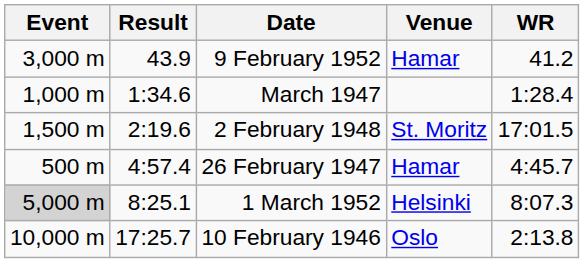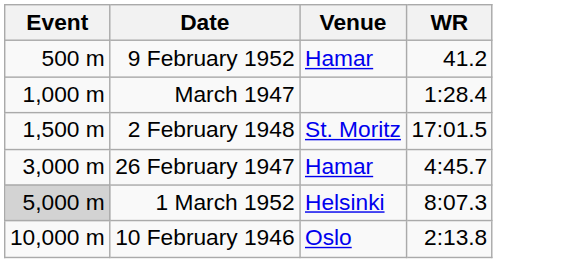- column: (153, 22)
(64, 58) 3,000 m -> (73, 58) 500 m
(73, 166) 500 m -> (64, 166) 3,000 m
